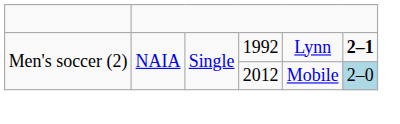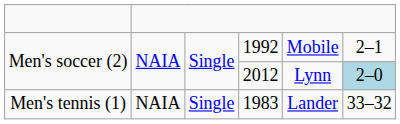(313, 47) Lynn -> (313, 47) Mobile
(360, 47) bold -> (369, 47) normal
(313, 75) Mobile -> (313, 75) Lynn
+ row: (261, 103)
